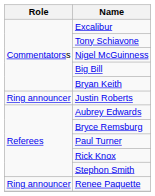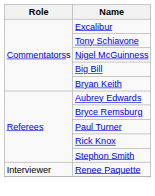- row: (104, 98)
(39, 184) Ring announcer -> (29, 170) Interviewer
